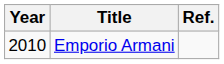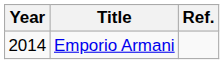(27, 44) 2010 -> (27, 44) 2014
